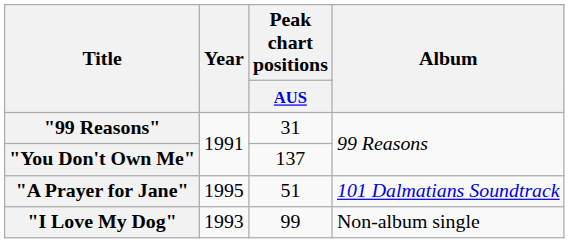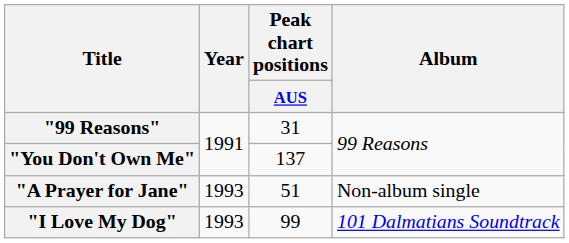(224, 190) 1995 -> (224, 190) 1993
(448, 190) 101 Dalmatians Soundtrack -> (408, 190) Non-album single
(408, 222) Non-album single -> (448, 222) 101 Dalmatians Soundtrack
